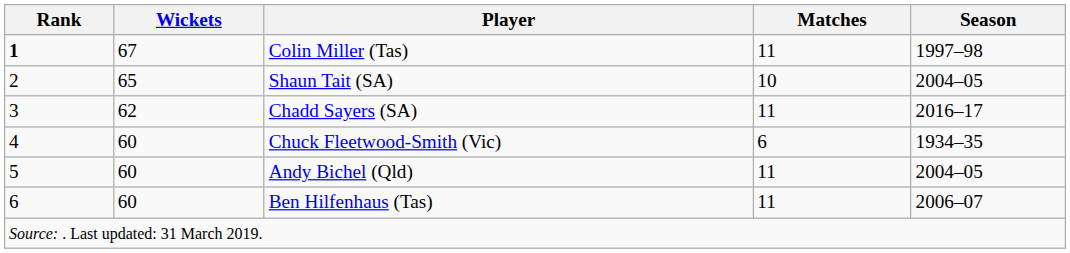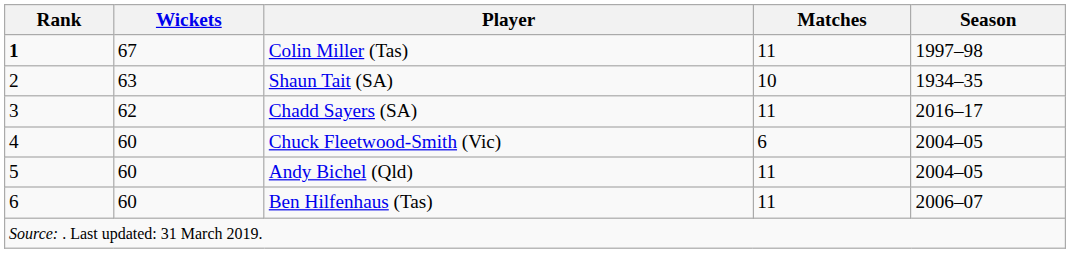(127, 80) 65 -> (127, 80) 63
(949, 80) 2004–05 -> (949, 80) 1934–35
(949, 141) 1934–35 -> (949, 141) 2004–05
